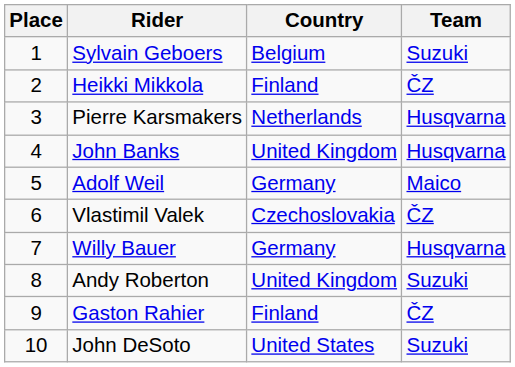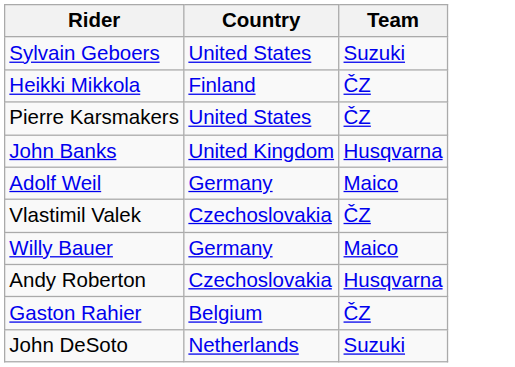- column: (36, 20)
(288, 53) Belgium -> (250, 53) United States
(307, 118) Netherlands -> (250, 118) United States
(456, 118) Husqvarna -> (357, 118) ČZ
(456, 248) Husqvarna -> (371, 248) Maico
(324, 280) United Kingdom -> (260, 280) Czechoslovakia
(437, 280) Suzuki -> (393, 280) Husqvarna
(285, 313) Finland -> (225, 313) Belgium
(313, 345) United States -> (244, 345) Netherlands
